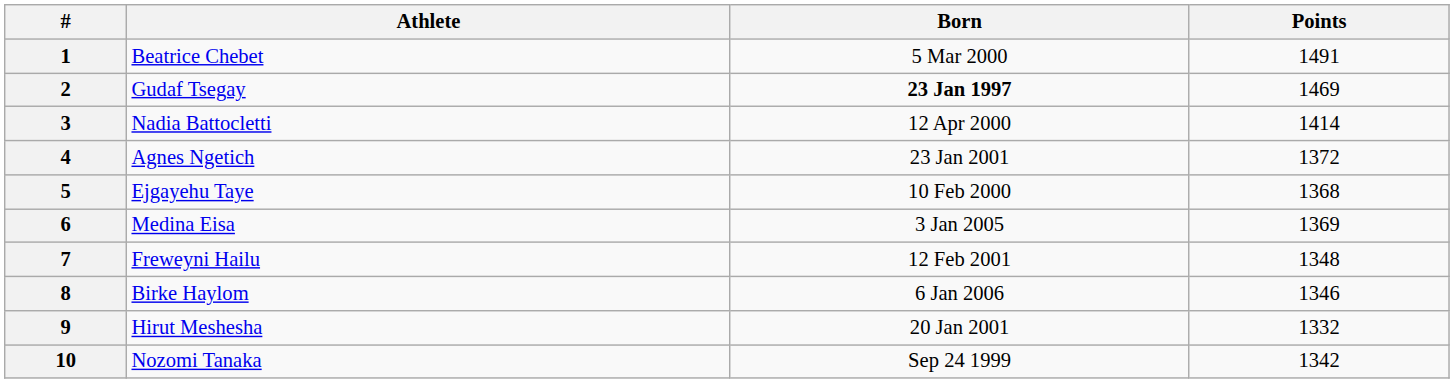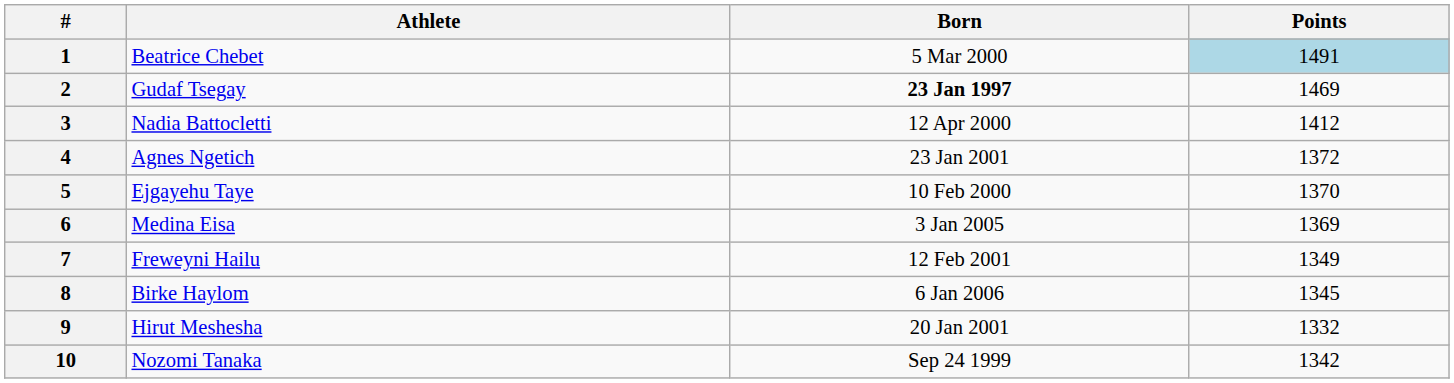(1319, 55) no background -> (1319, 55) lightblue background
(1319, 123) 1414 -> (1319, 123) 1412
(1319, 191) 1368 -> (1319, 191) 1370
(1319, 259) 1348 -> (1319, 259) 1349
(1319, 293) 1346 -> (1319, 293) 1345
